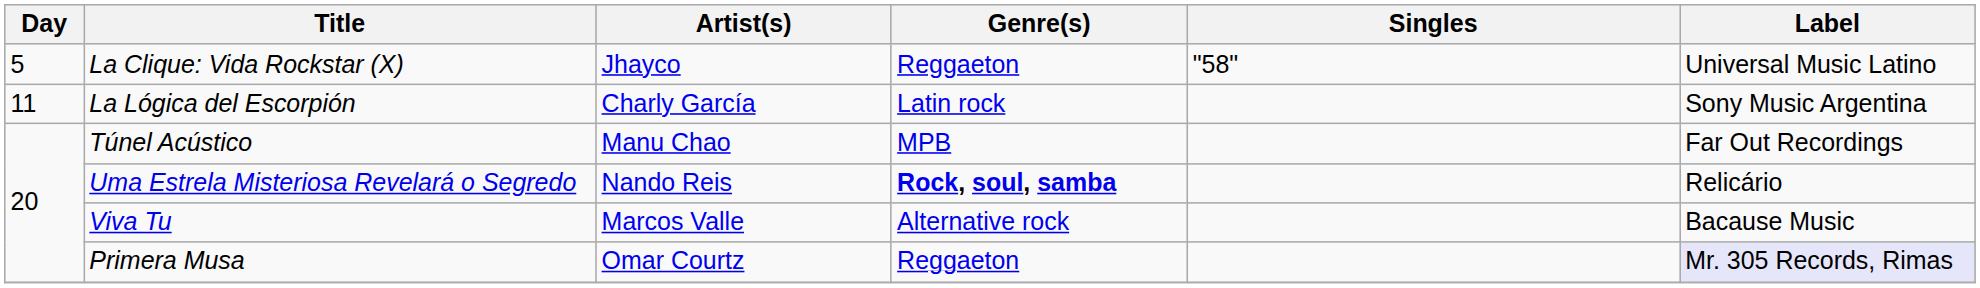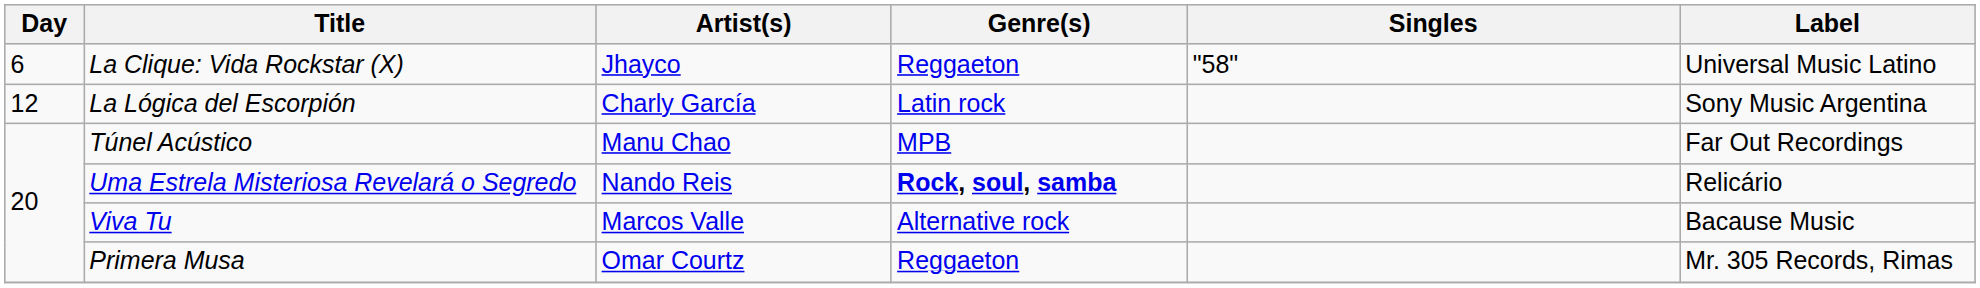(17, 63) 5 -> (17, 63) 6
(23, 103) 11 -> (24, 103) 12
(1819, 261) lavender background -> (1819, 261) no background
